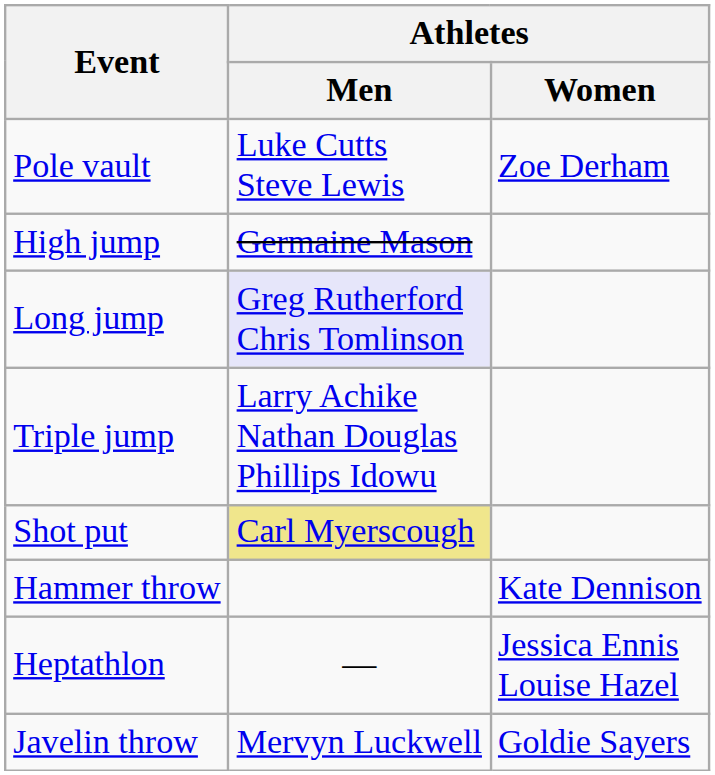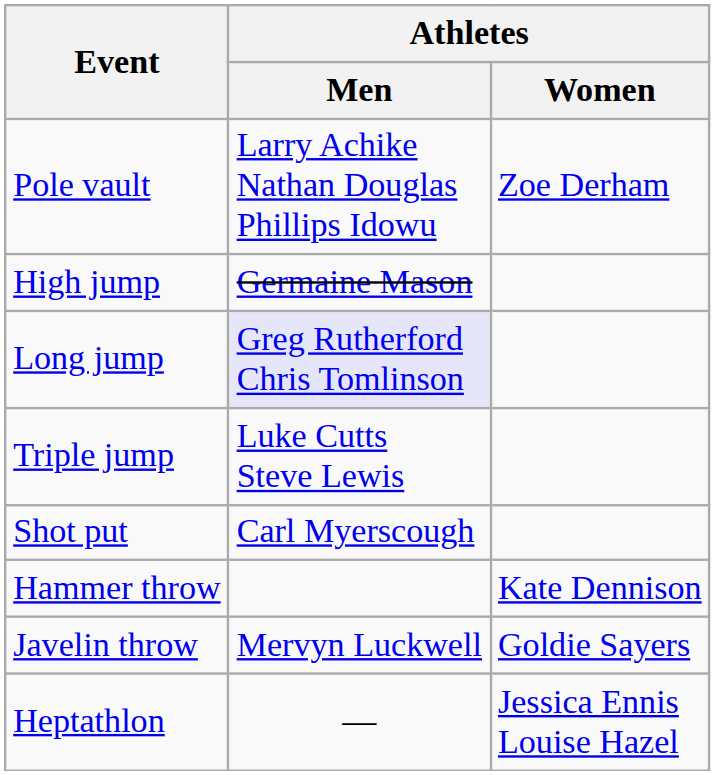(320, 165) Luke Cutts Steve Lewis -> (347, 185) Larry Achike Nathan Douglas Phillips Idowu
(347, 435) Larry Achike Nathan Douglas Phillips Idowu -> (320, 455) Luke Cutts Steve Lewis
(356, 531) khaki background -> (356, 531) no background
rows swapped: (106, 741) <-> (89, 664)
